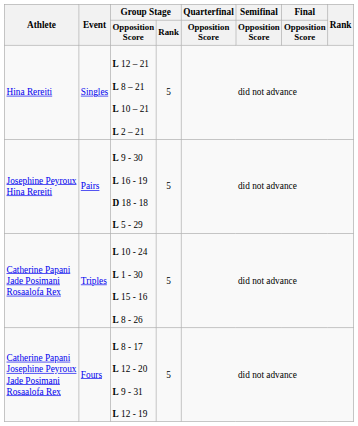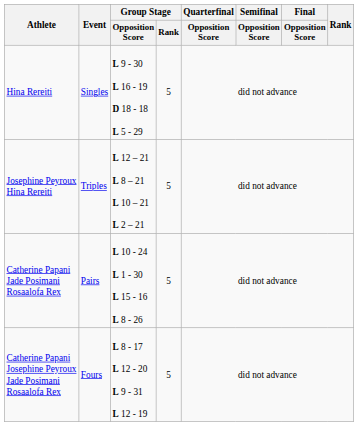(131, 98) L 12 – 21 L 8 – 21 L 10 – 21 L 2 – 21 -> (130, 98) L 9 - 30 L 16 - 19 D 18 - 18 L 5 - 29
(90, 186) Pairs -> (94, 186) Triples
(130, 192) L 9 - 30 L 16 - 19 D 18 - 18 L 5 - 29 -> (131, 192) L 12 – 21 L 8 – 21 L 10 – 21 L 2 – 21
(94, 280) Triples -> (90, 280) Pairs
